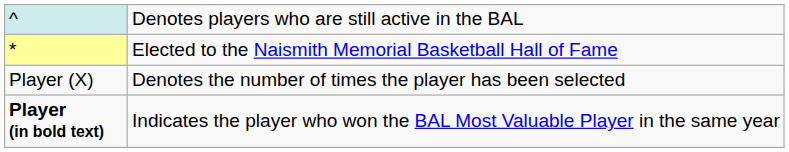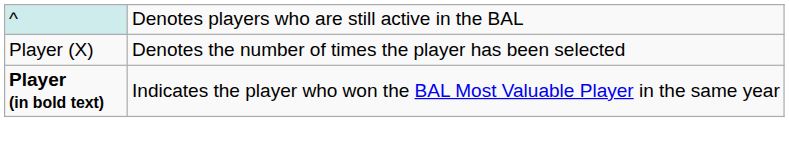- row: (13, 49)
